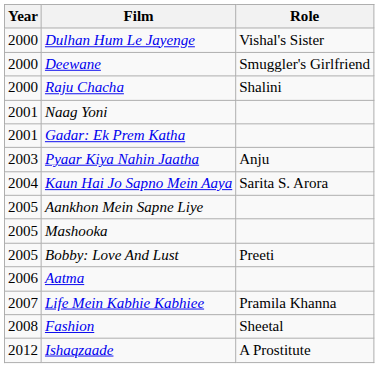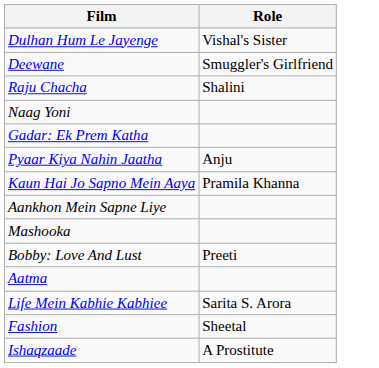- column: (23, 16)
(284, 183) Sarita S. Arora -> (251, 183) Pramila Khanna
(288, 302) Pramila Khanna -> (247, 302) Sarita S. Arora
